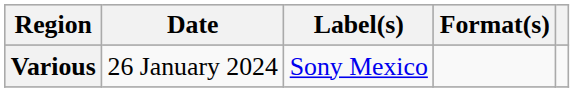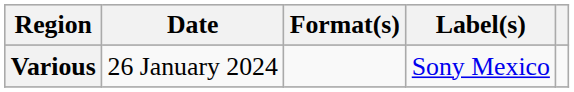columns swapped: (495, 24) <-> (359, 24)
